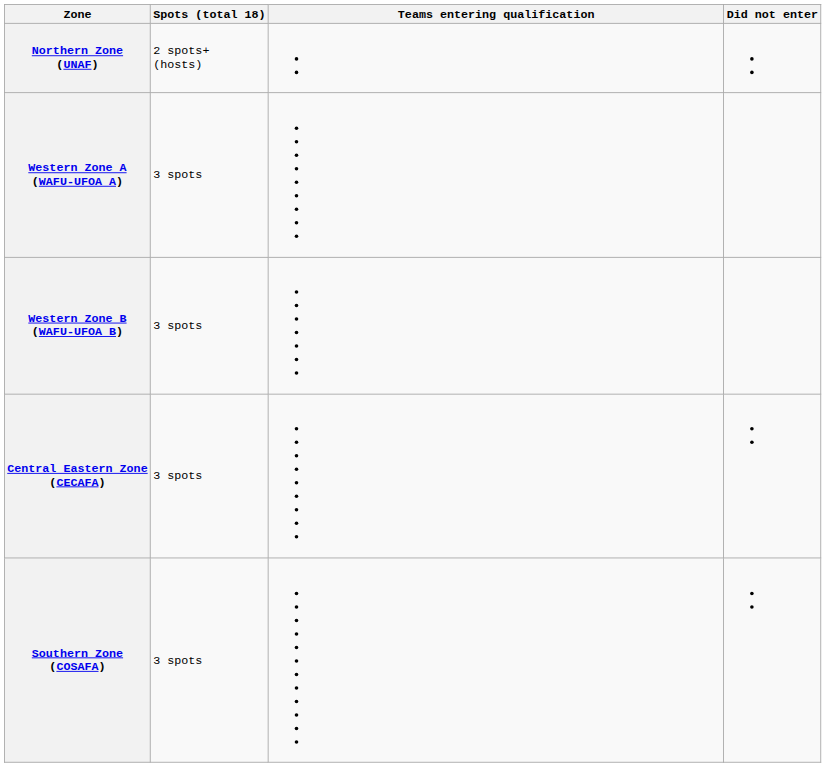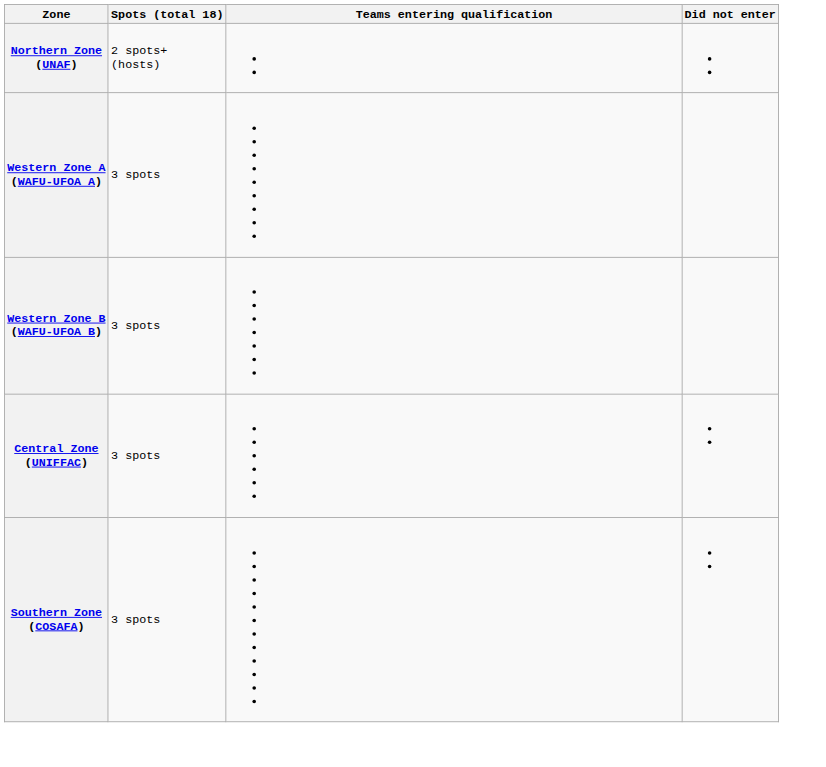+ row: (56, 456)
- row: (77, 476)
